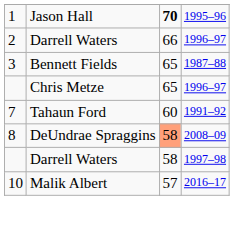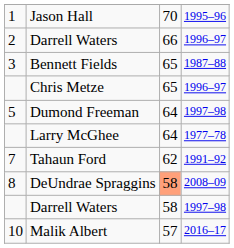(170, 16) bold -> (170, 16) normal
+ row: (12, 111)
+ row: (15, 136)
(170, 111) 60 -> (170, 159) 62
